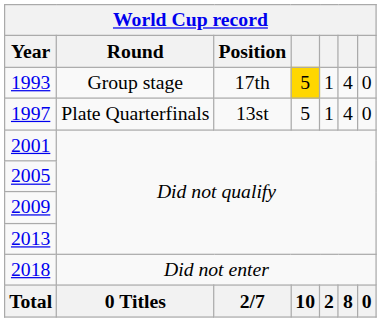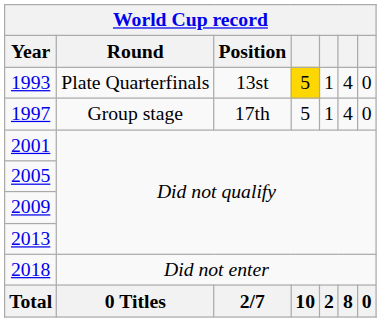(135, 82) Group stage -> (135, 82) Plate Quarterfinals
(252, 82) 17th -> (252, 82) 13st
(135, 113) Plate Quarterfinals -> (135, 113) Group stage
(252, 113) 13st -> (252, 113) 17th
